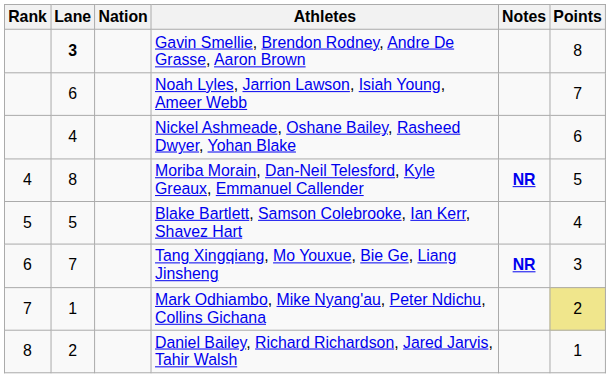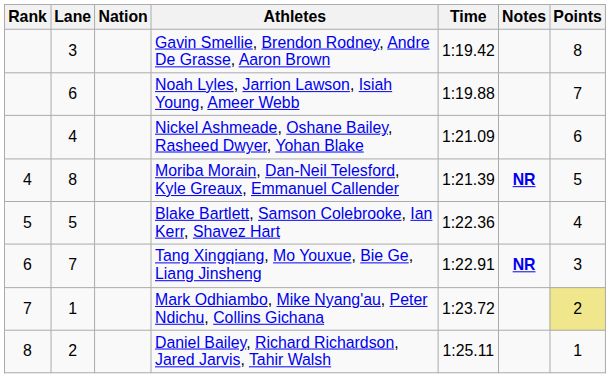+ column: (468, 17)
(73, 51) bold -> (73, 51) normal
